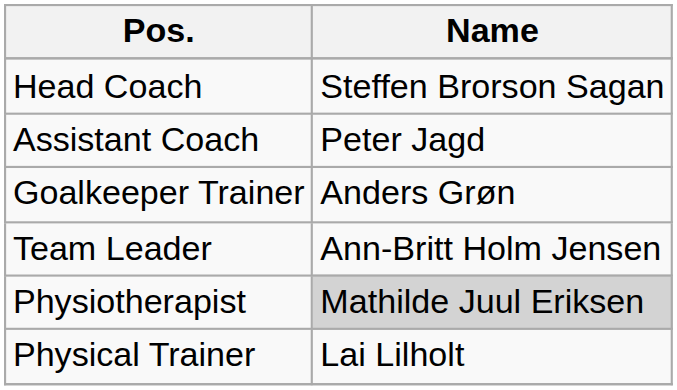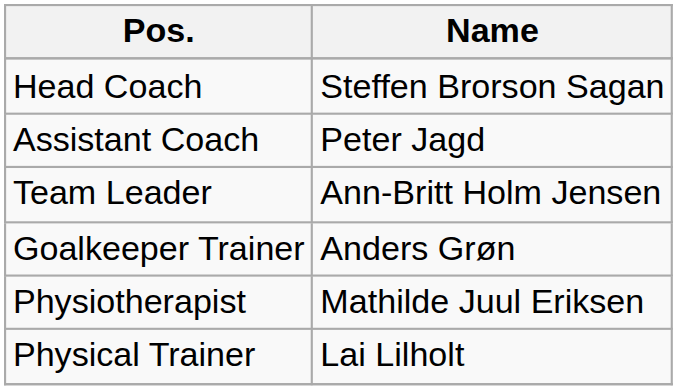rows swapped: (112, 247) <-> (159, 193)
(482, 301) lightgrey background -> (482, 301) no background
